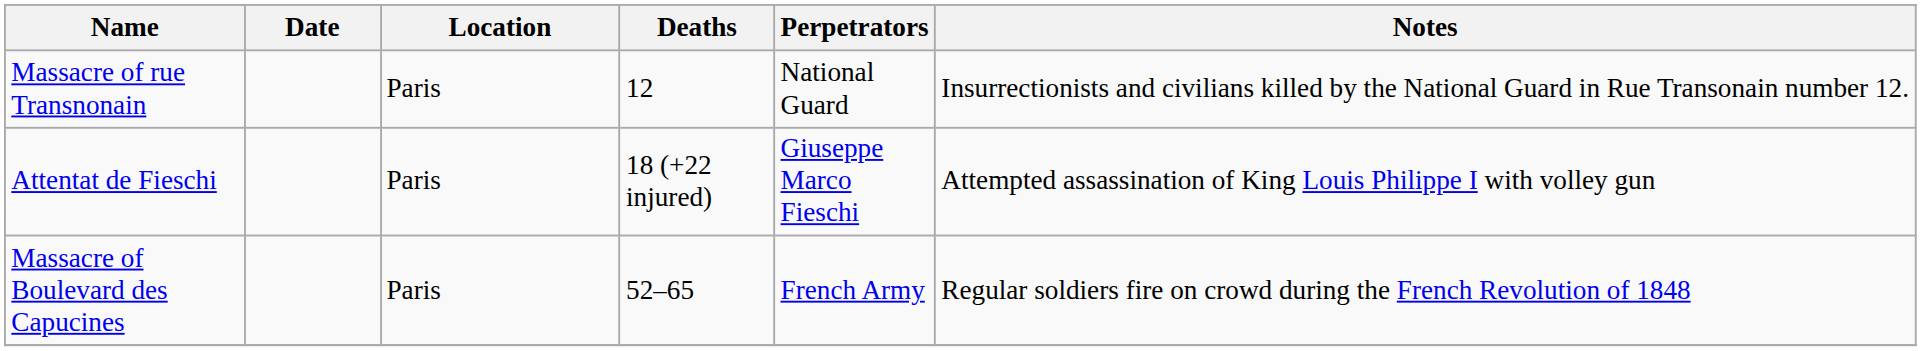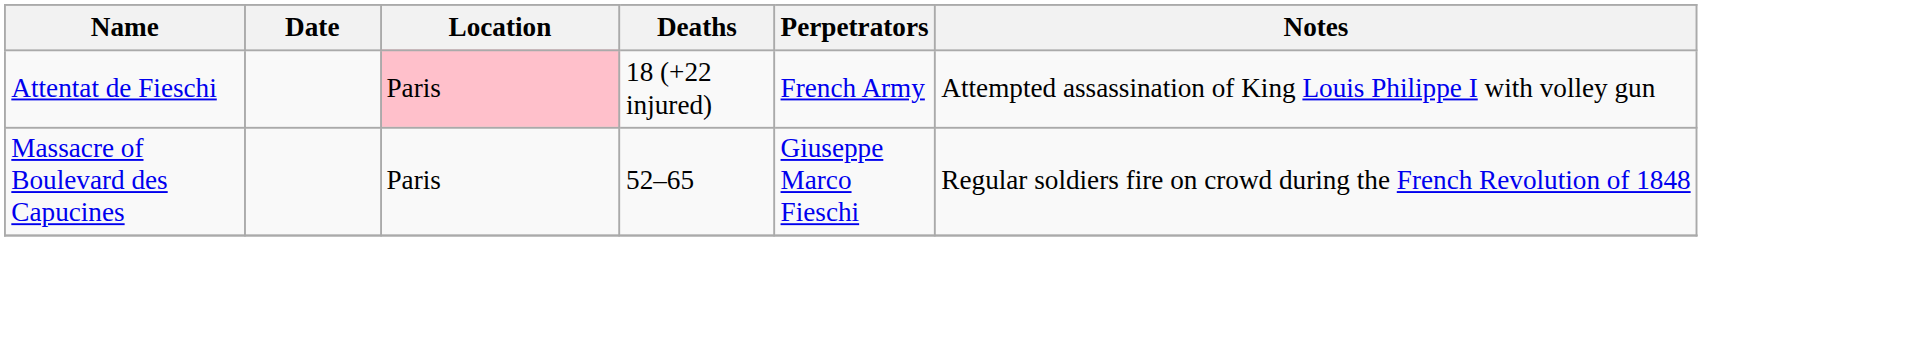- row: (98, 88)
(414, 181) no background -> (414, 88) pink background
(832, 181) Giuseppe Marco Fieschi -> (853, 88) French Army
(853, 290) French Army -> (832, 181) Giuseppe Marco Fieschi
